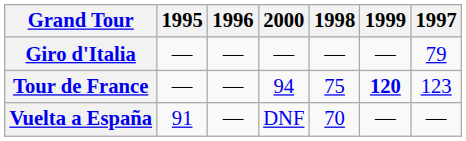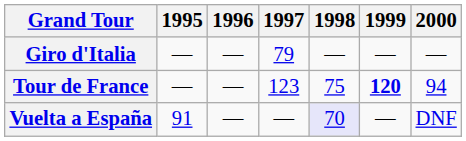columns swapped: (436, 20) <-> (284, 20)
(335, 119) no background -> (335, 119) lavender background
